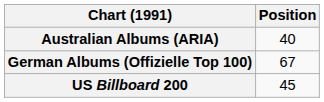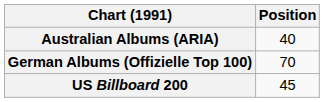(288, 62) 67 -> (288, 62) 70
